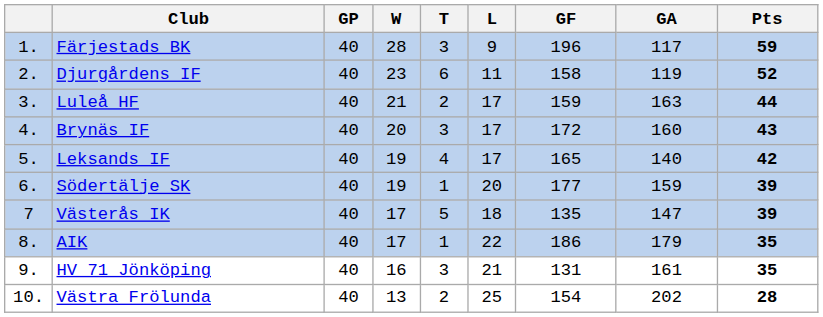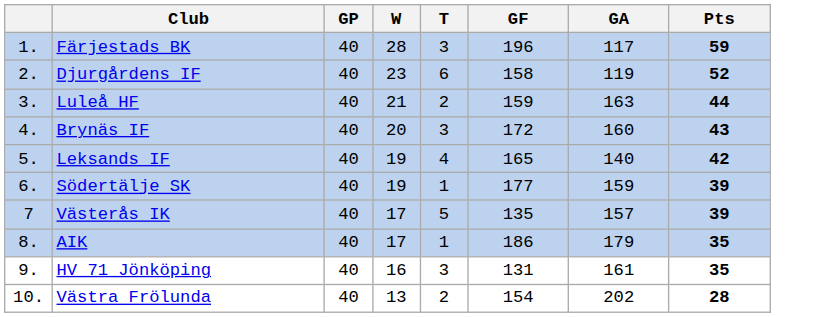- column: (492, 19)
(667, 214) 147 -> (619, 214) 157
